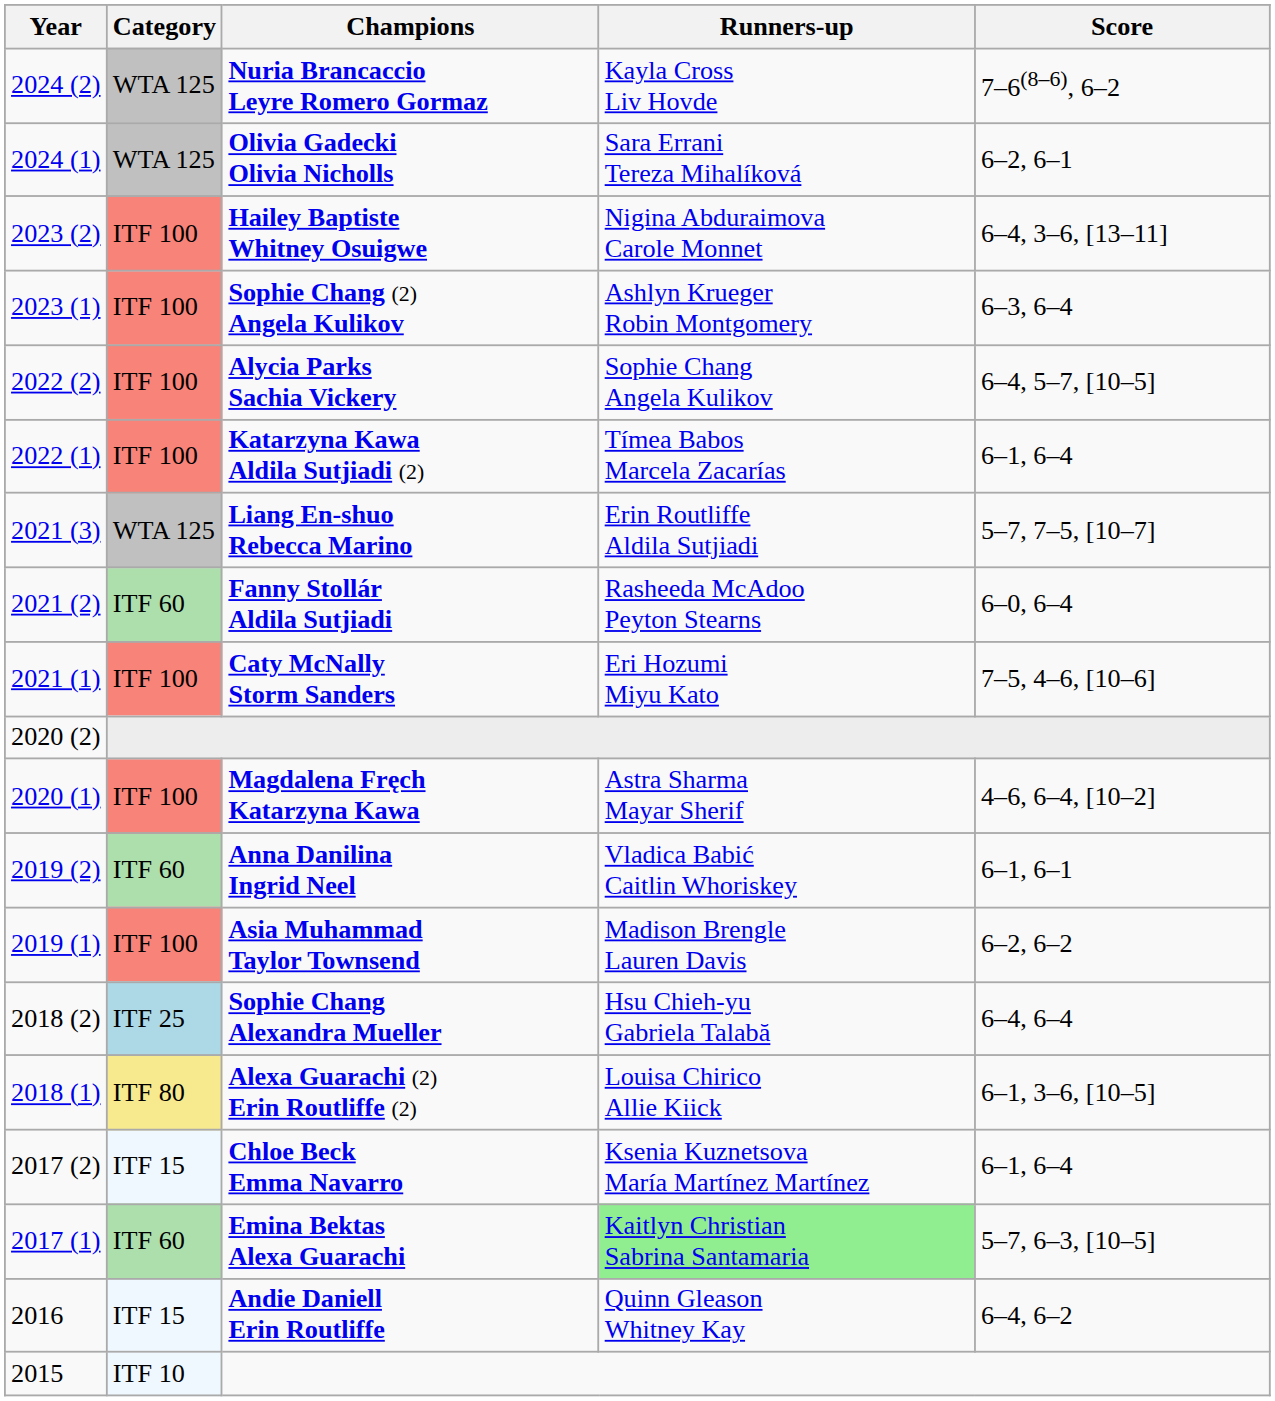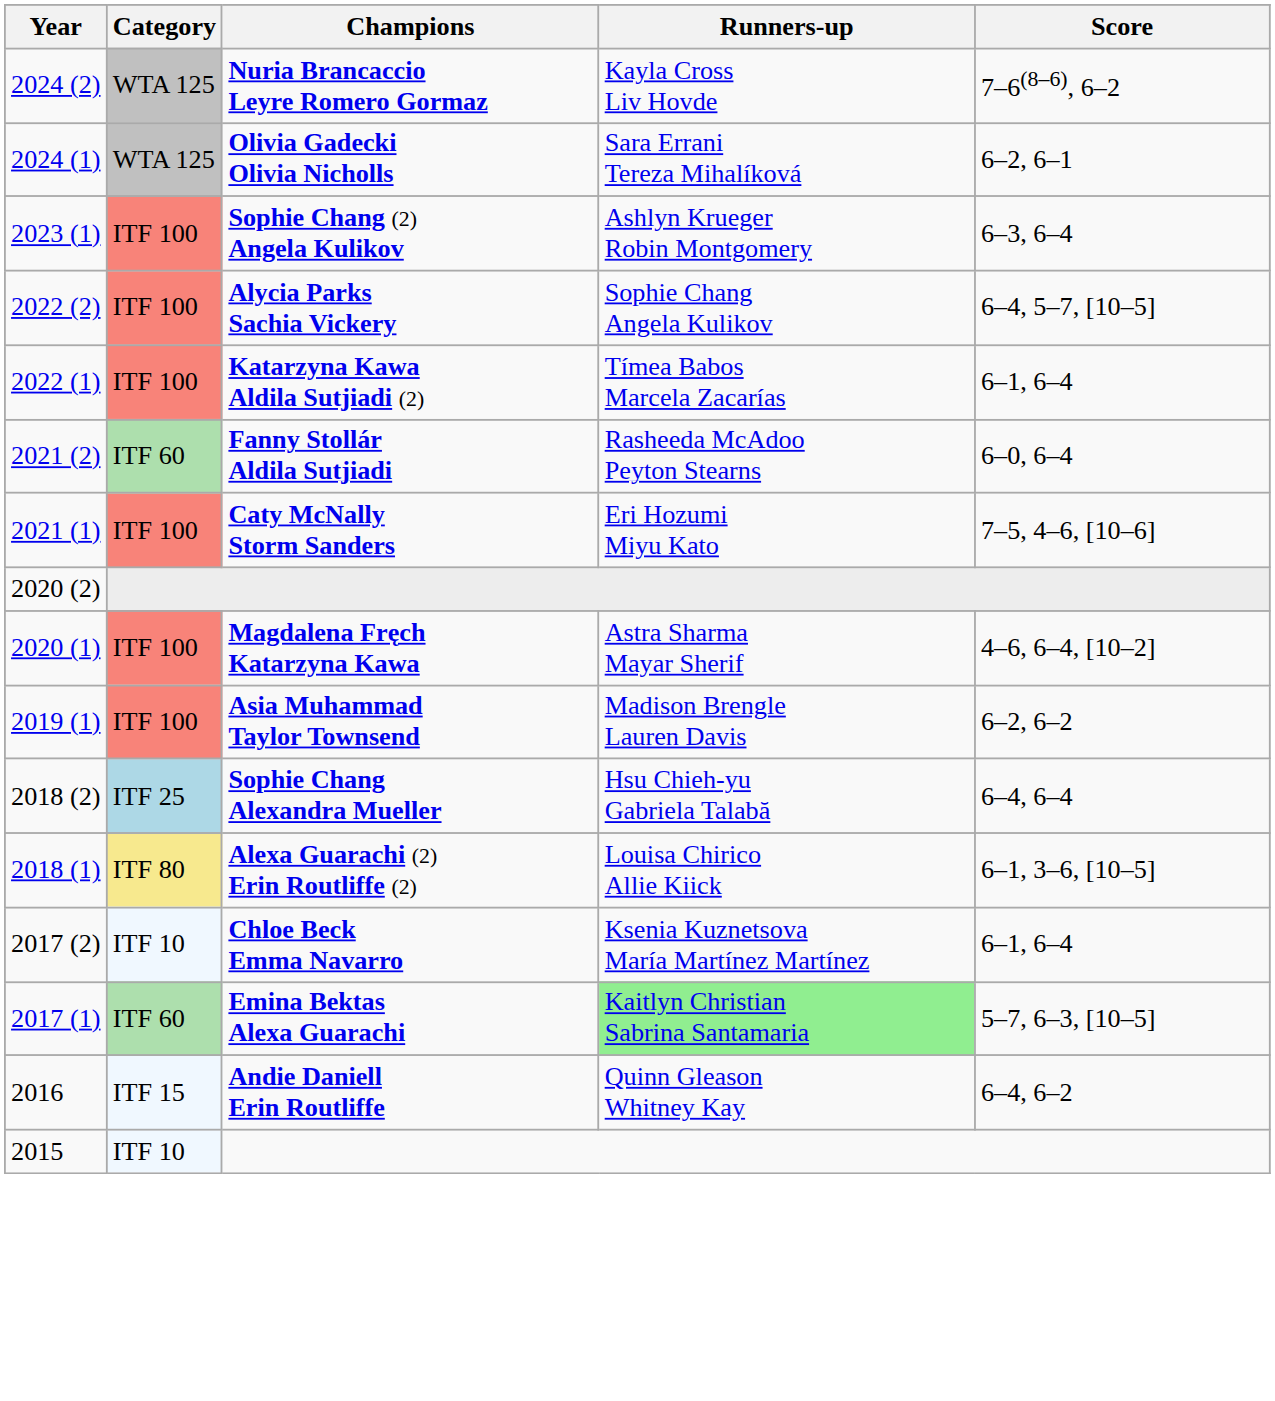- row: (56, 233)
- row: (56, 530)
- row: (56, 870)
(149, 1166) ITF 15 -> (149, 944) ITF 10
